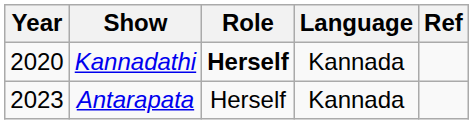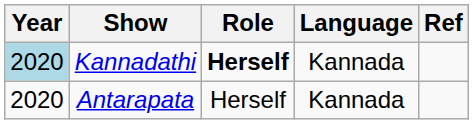(37, 61) no background -> (37, 61) lightblue background
(37, 99) 2023 -> (37, 99) 2020
